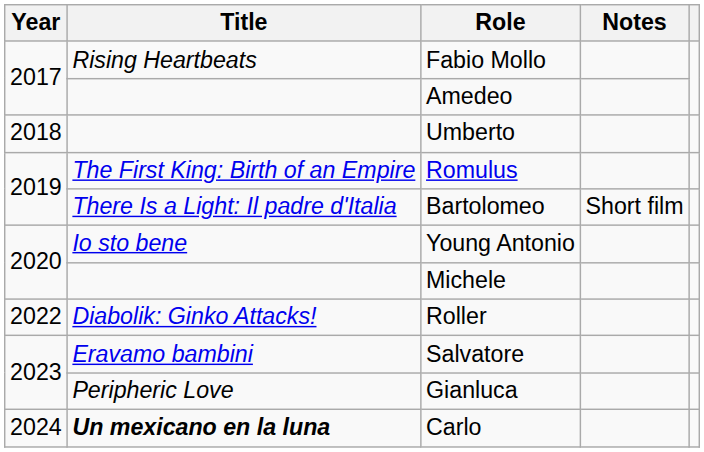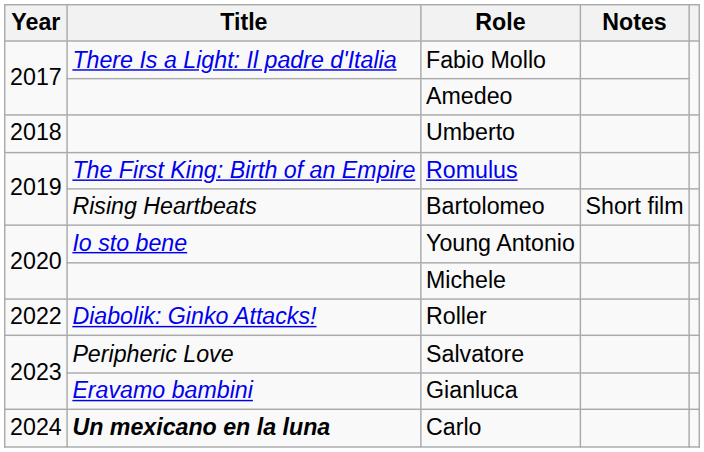(165, 59) Rising Heartbeats -> (235, 59) There Is a Light: Il padre d'Italia
(235, 206) There Is a Light: Il padre d'Italia -> (165, 206) Rising Heartbeats
(163, 354) Eravamo bambini -> (153, 354) Peripheric Love
(153, 390) Peripheric Love -> (163, 390) Eravamo bambini
